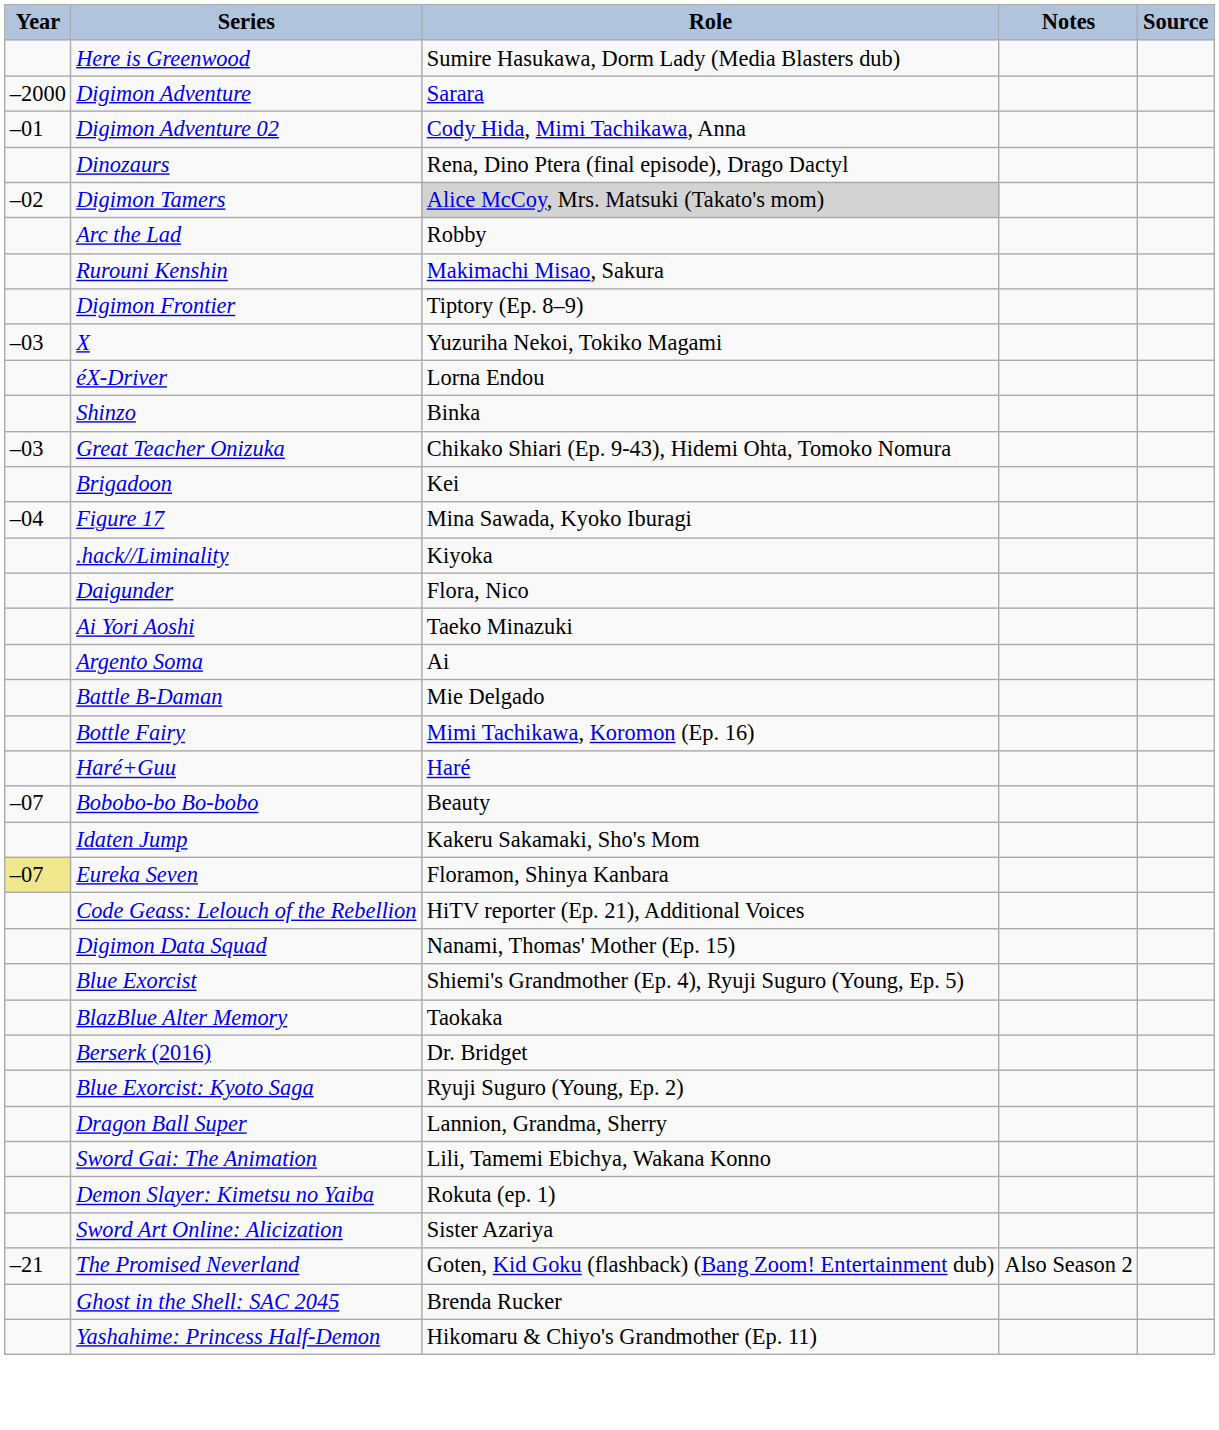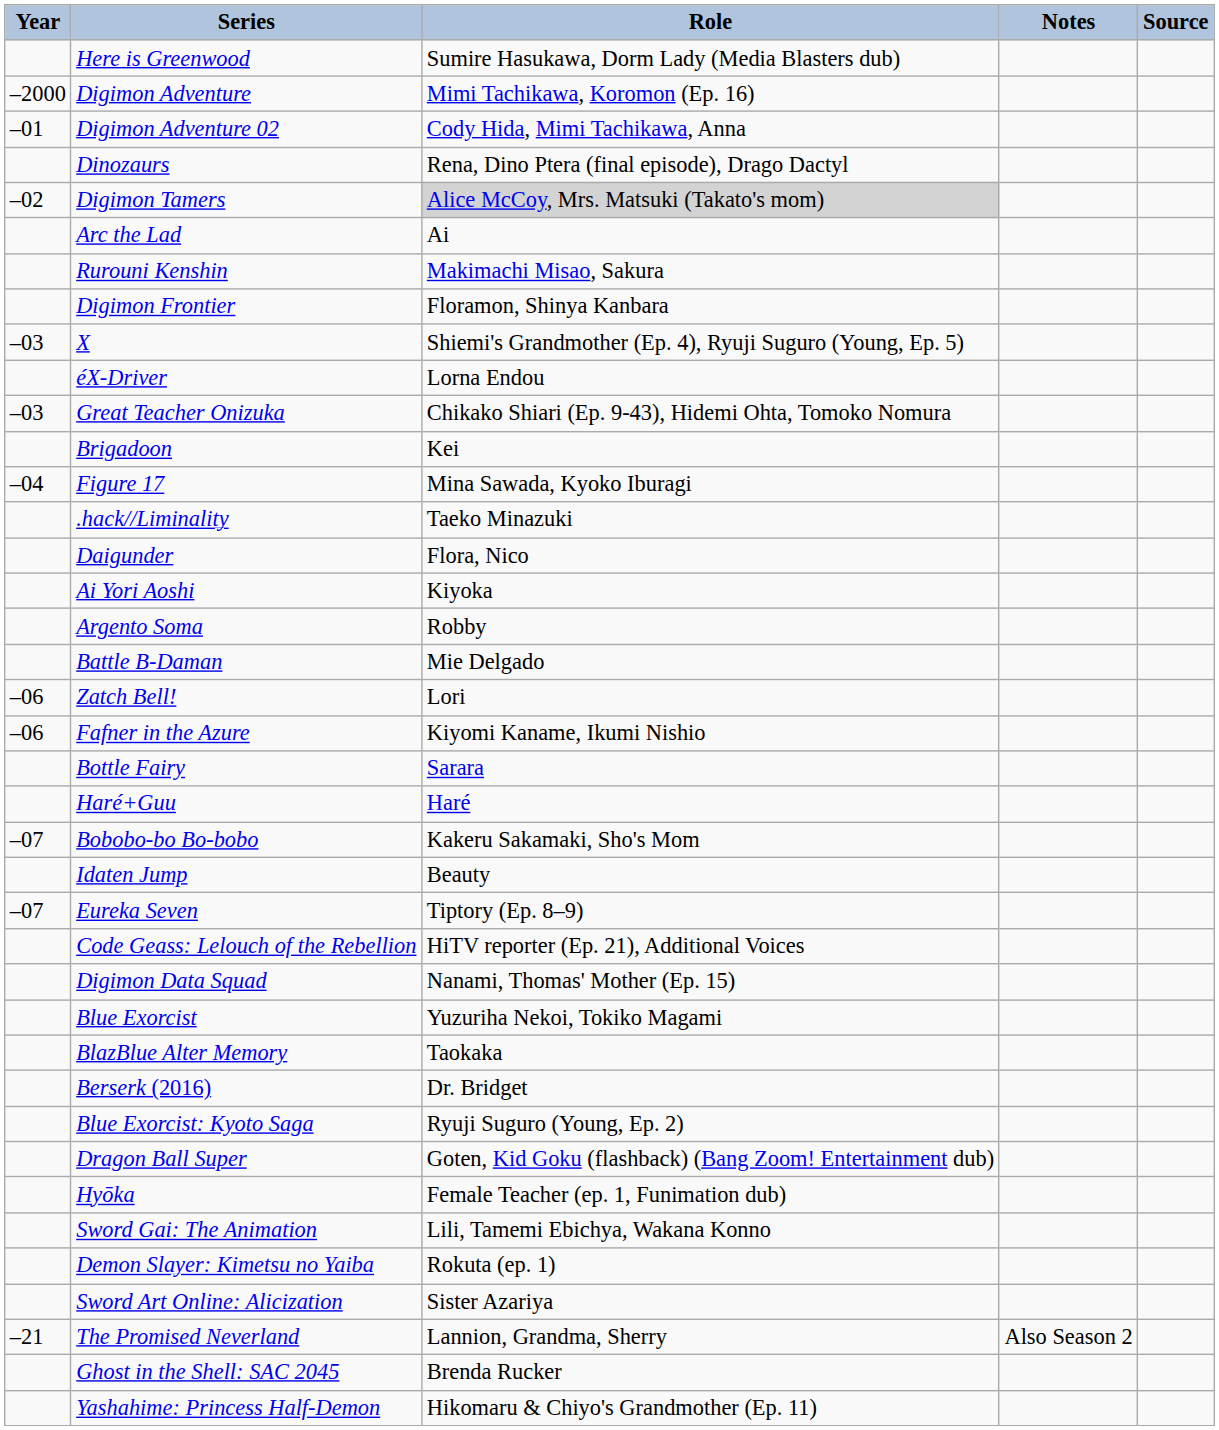(455, 93) Sarara -> (591, 93) Mimi Tachikawa, Koromon (Ep. 16)
(457, 235) Robby -> (438, 235) Ai
(505, 306) Tiptory (Ep. 8–9) -> (548, 306) Floramon, Shinya Kanbara
(574, 341) Yuzuriha Nekoi, Tokiko Magami -> (695, 341) Shiemi's Grandmother (Ep. 4), Ryuji Suguro (Young, Ep. 5)
- row: (106, 413)
(460, 555) Kiyoka -> (500, 519) Taeko Minazuki
(500, 626) Taeko Minazuki -> (460, 590) Kiyoka
(438, 661) Ai -> (457, 626) Robby
+ row: (126, 697)
+ row: (163, 732)
(591, 732) Mimi Tachikawa, Koromon (Ep. 16) -> (455, 768) Sarara
(459, 803) Beauty -> (563, 839) Kakeru Sakamaki, Sho's Mom
(563, 839) Kakeru Sakamaki, Sho's Mom -> (459, 874) Beauty
(27, 874) khaki background -> (27, 910) no background
(548, 874) Floramon, Shinya Kanbara -> (505, 910) Tiptory (Ep. 8–9)
(695, 981) Shiemi's Grandmother (Ep. 4), Ryuji Suguro (Young, Ep. 5) -> (574, 1016) Yuzuriha Nekoi, Tokiko Magami
(547, 1123) Lannion, Grandma, Sherry -> (710, 1159) Goten, Kid Goku (flashback) (Bang Zoom! Entertainment dub)
+ row: (105, 1194)
(710, 1265) Goten, Kid Goku (flashback) (Bang Zoom! Entertainment dub) -> (547, 1336) Lannion, Grandma, Sherry
